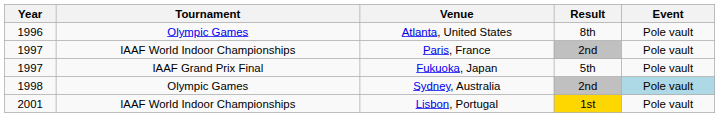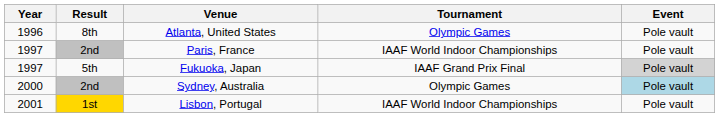columns swapped: (208, 14) <-> (588, 14)
(668, 68) no background -> (668, 68) lightgrey background
(30, 86) 1998 -> (30, 86) 2000
